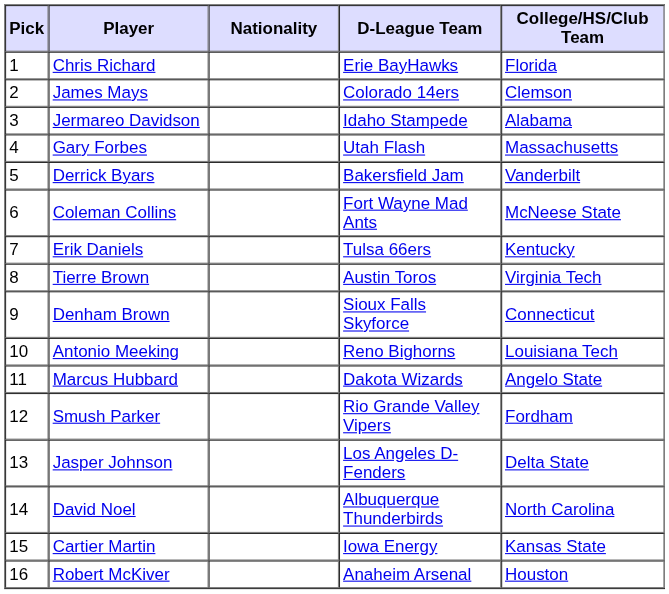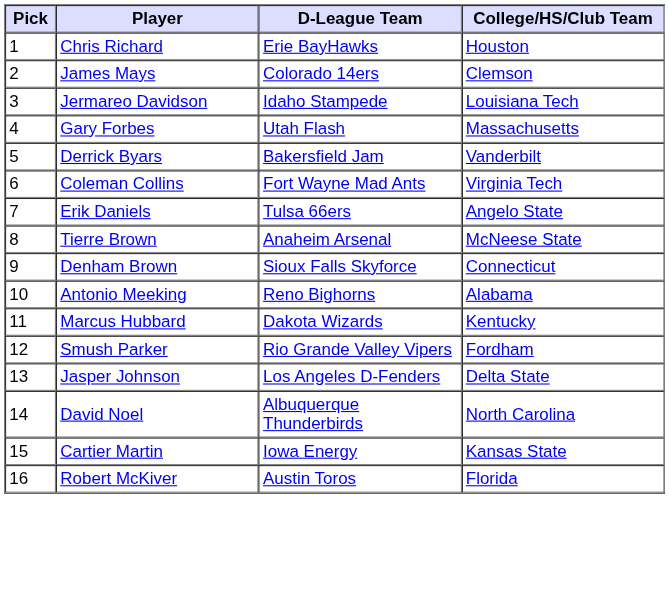- column: (274, 28)
(531, 65) Florida -> (497, 46) Houston
(538, 120) Alabama -> (522, 101) Louisiana Tech
(563, 212) McNeese State -> (514, 184) Virginia Tech
(540, 249) Kentucky -> (514, 211) Angelo State
(390, 277) Austin Toros -> (327, 239) Anaheim Arsenal
(553, 277) Virginia Tech -> (524, 239) McNeese State
(561, 351) Louisiana Tech -> (499, 294) Alabama
(554, 379) Angelo State -> (501, 321) Kentucky
(407, 574) Anaheim Arsenal -> (310, 478) Austin Toros
(537, 574) Houston -> (492, 478) Florida
